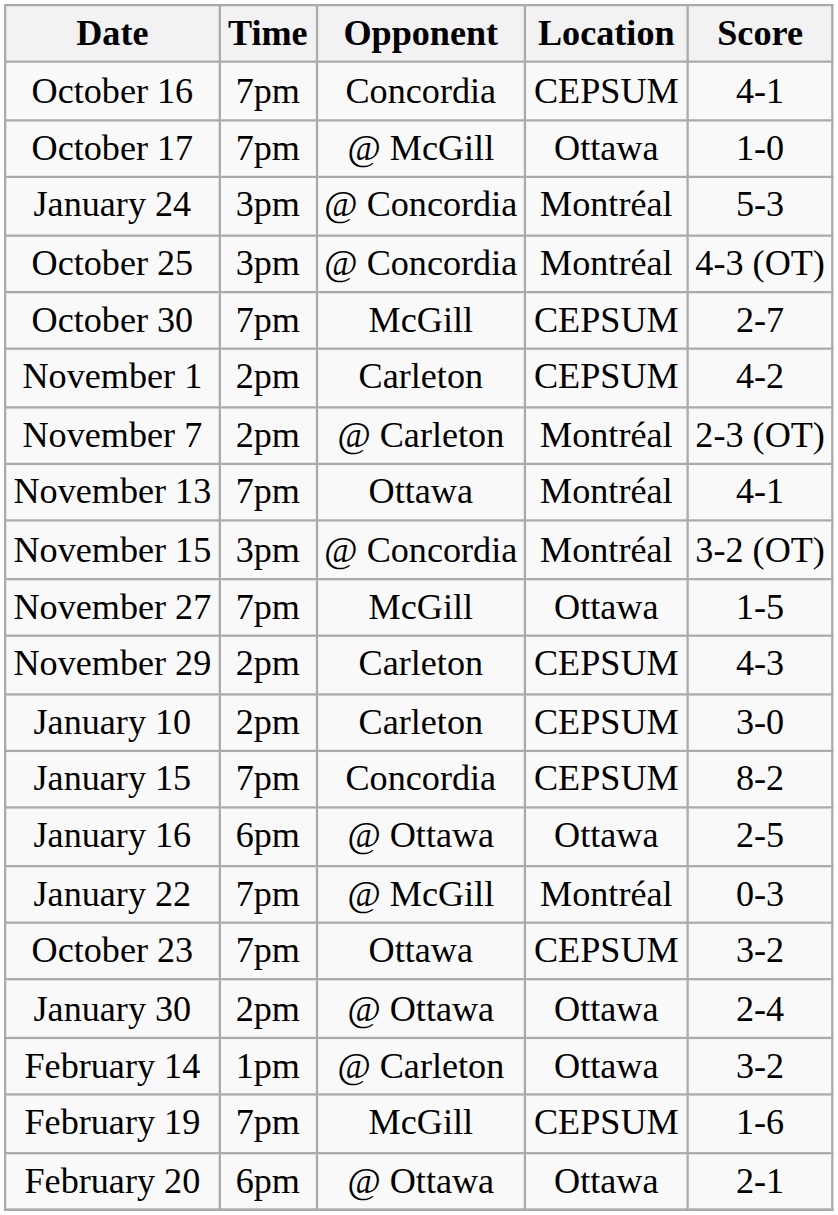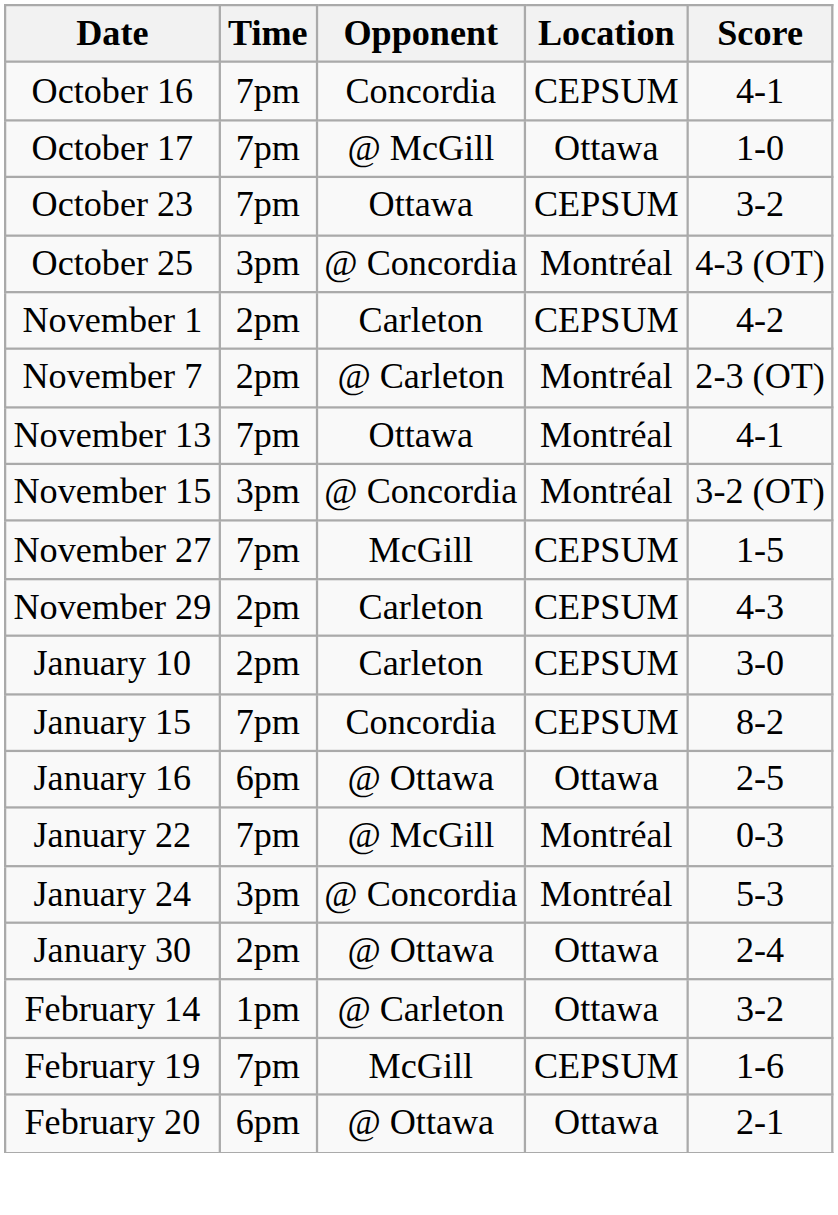rows swapped: (112, 950) <-> (112, 205)
- row: (112, 319)
(606, 606) Ottawa -> (606, 549) CEPSUM
